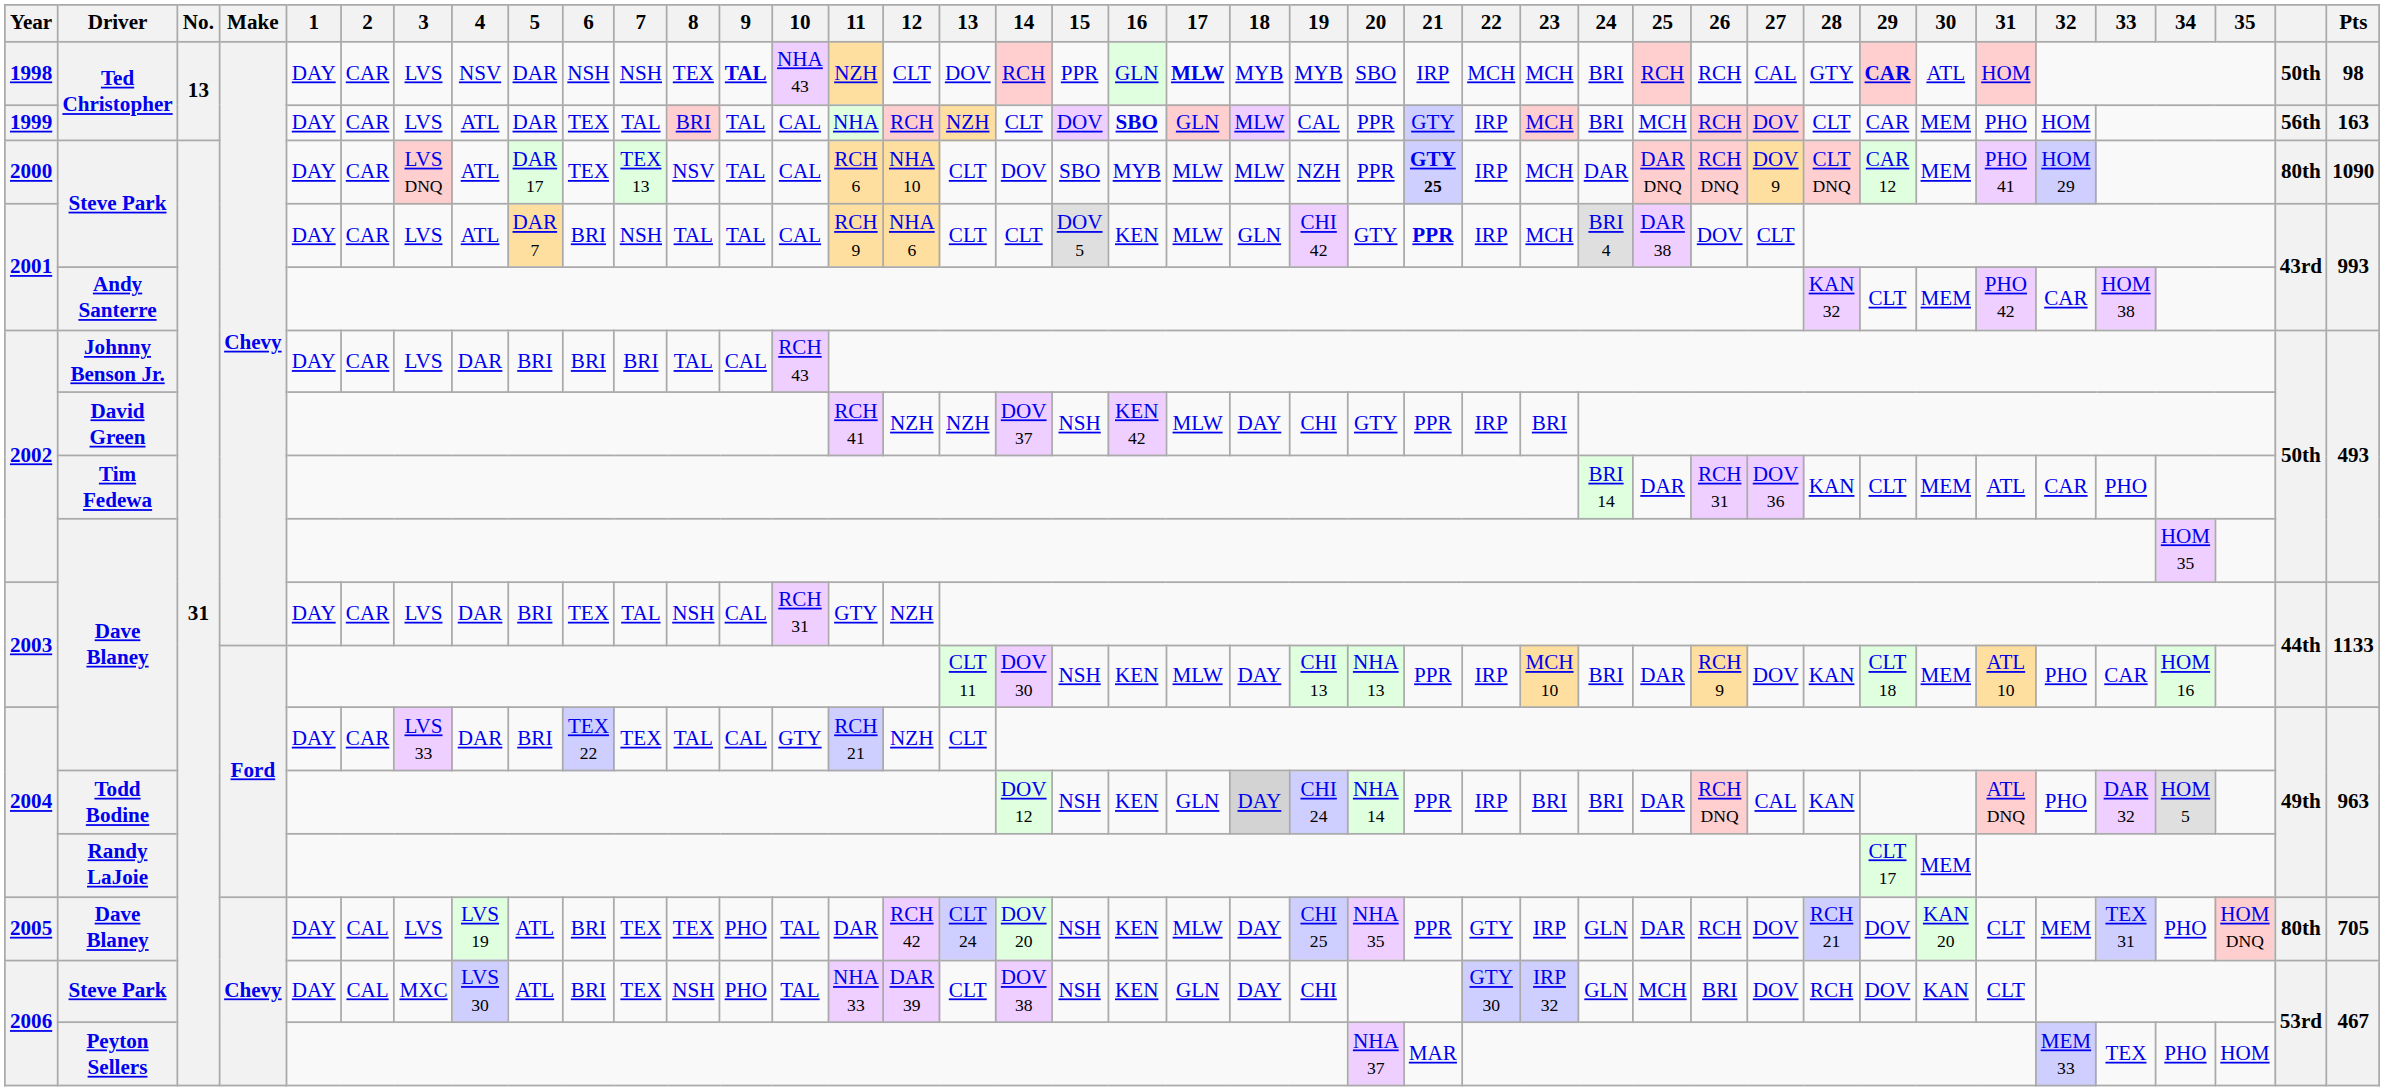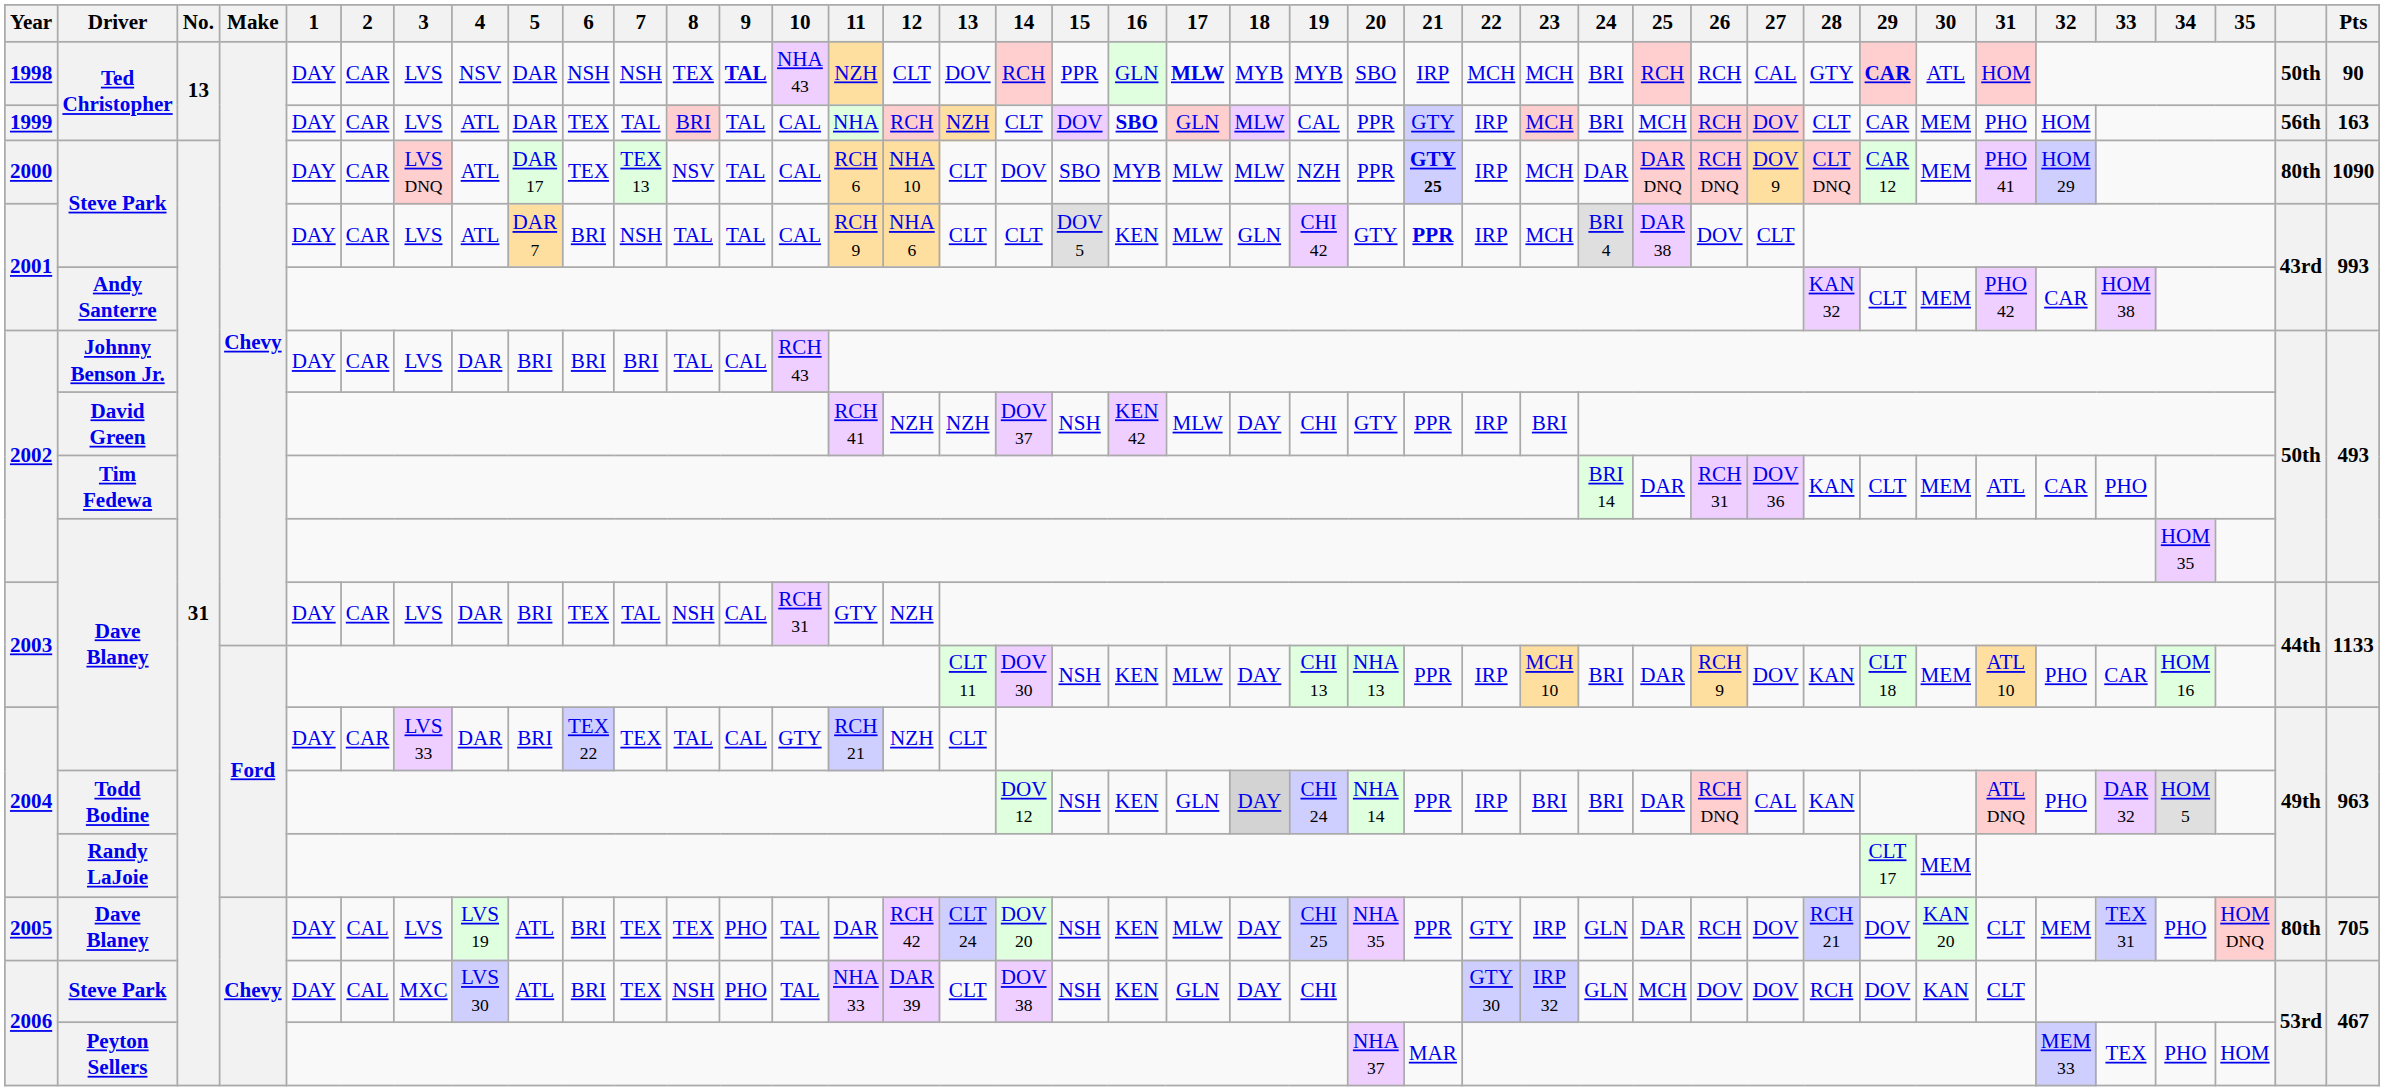(2353, 72) 98 -> (2353, 72) 90
(1720, 990) BRI -> (1720, 990) DOV
